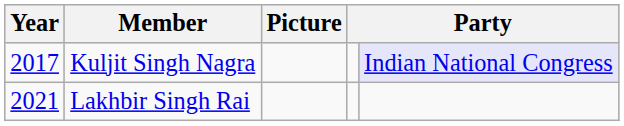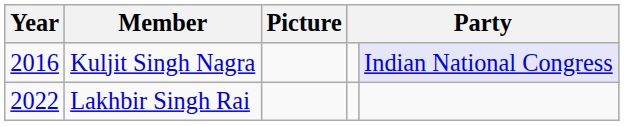(35, 62) 2017 -> (35, 62) 2016
(35, 100) 2021 -> (35, 100) 2022
